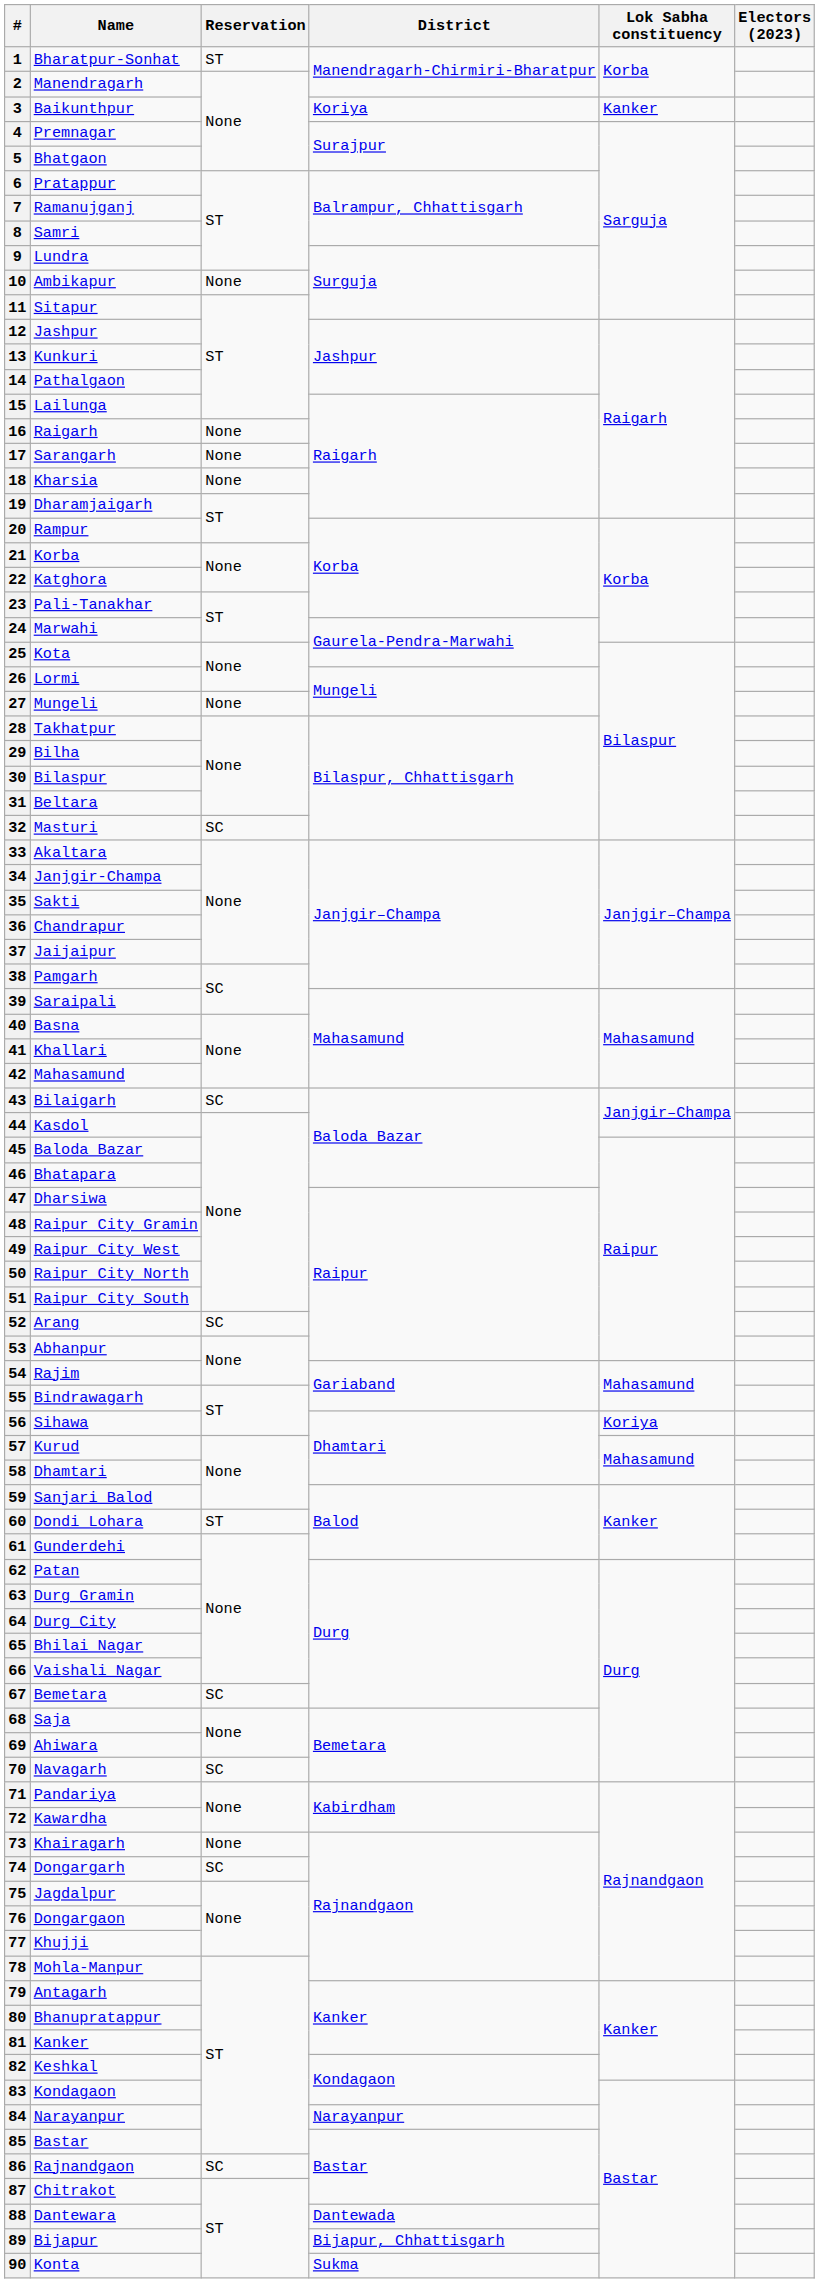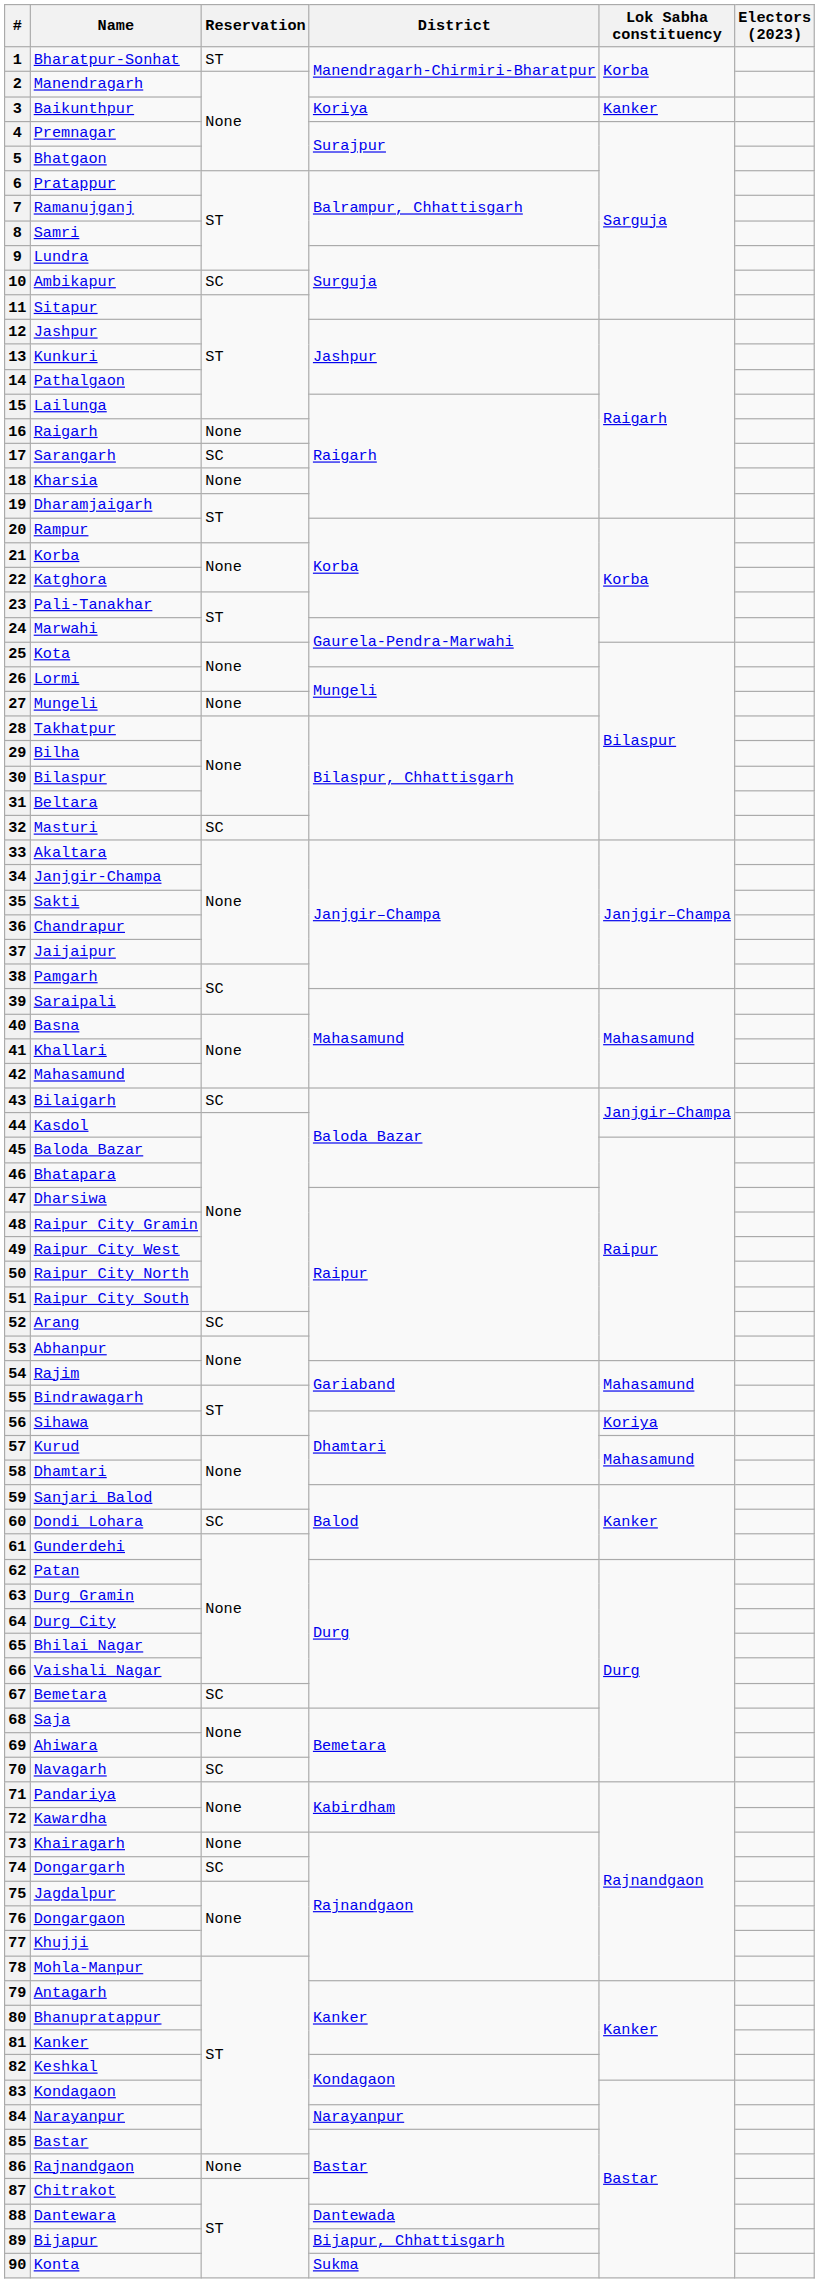(224, 282) None -> (214, 282) SC
(224, 456) None -> (214, 456) SC
(214, 1522) ST -> (214, 1522) SC
(214, 2166) SC -> (224, 2166) None
